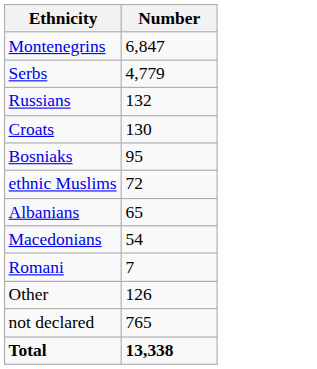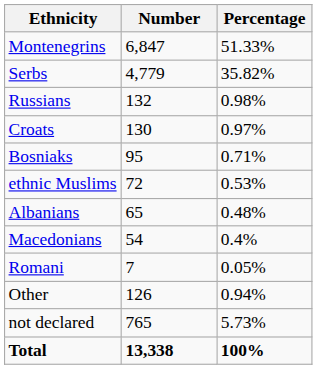+ column: (264, 18)
